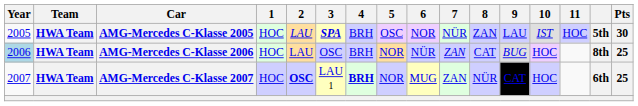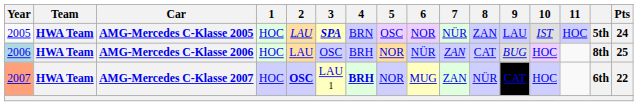(361, 33) BRH -> (361, 33) BRN
(622, 33) 30 -> (622, 33) 24
(19, 78) no background -> (19, 78) lightsalmon background
(622, 78) 25 -> (622, 78) 22
